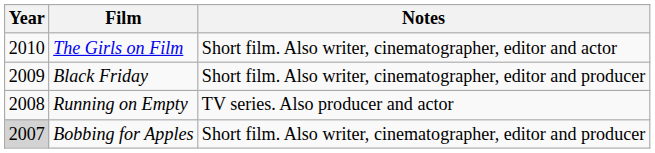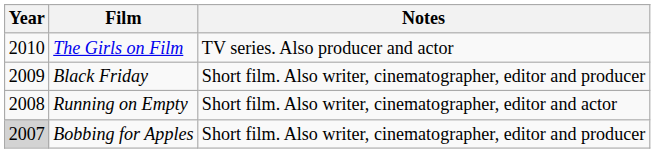(409, 47) Short film. Also writer, cinematographer, editor and actor -> (328, 47) TV series. Also producer and actor
(328, 104) TV series. Also producer and actor -> (409, 104) Short film. Also writer, cinematographer, editor and actor
